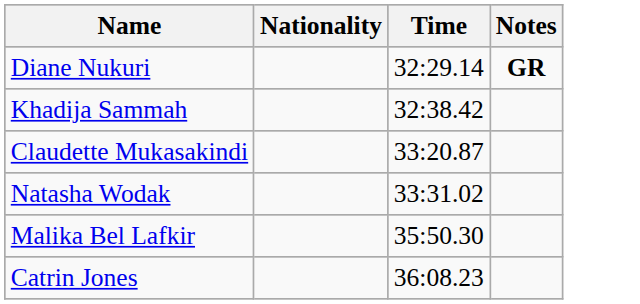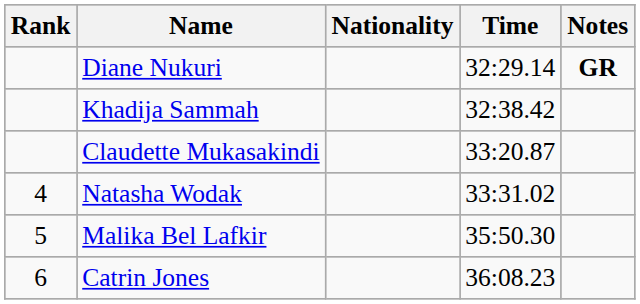+ column: (41, 25)
